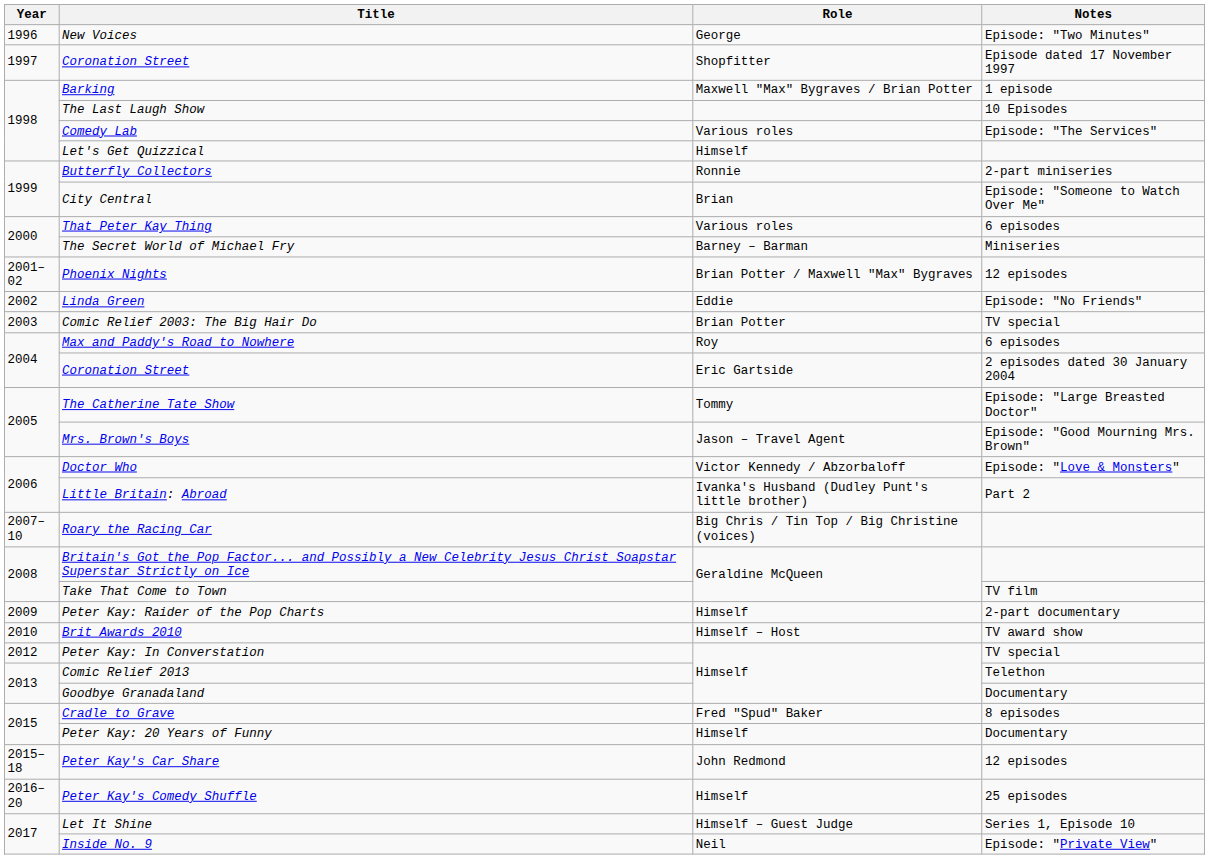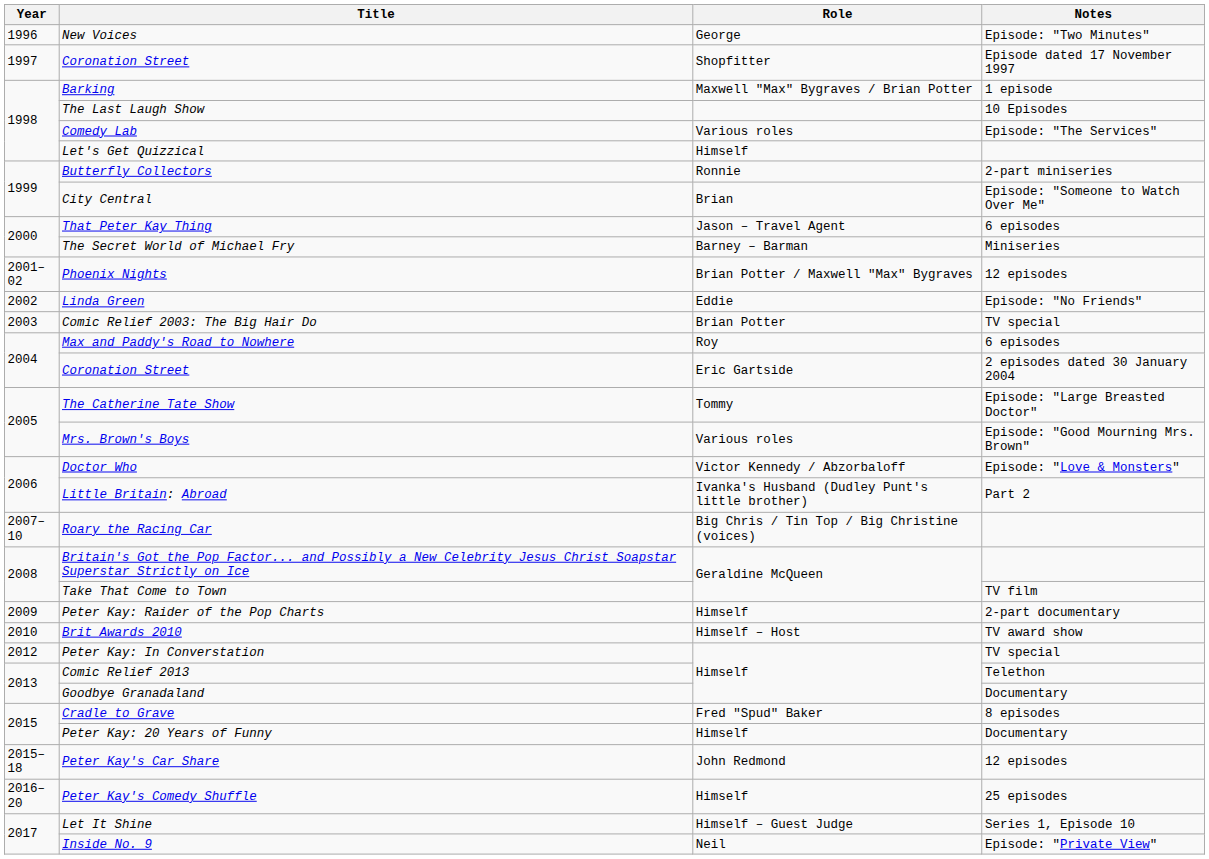(744, 227) Various roles -> (771, 227) Jason – Travel Agent
(771, 440) Jason – Travel Agent -> (744, 440) Various roles
